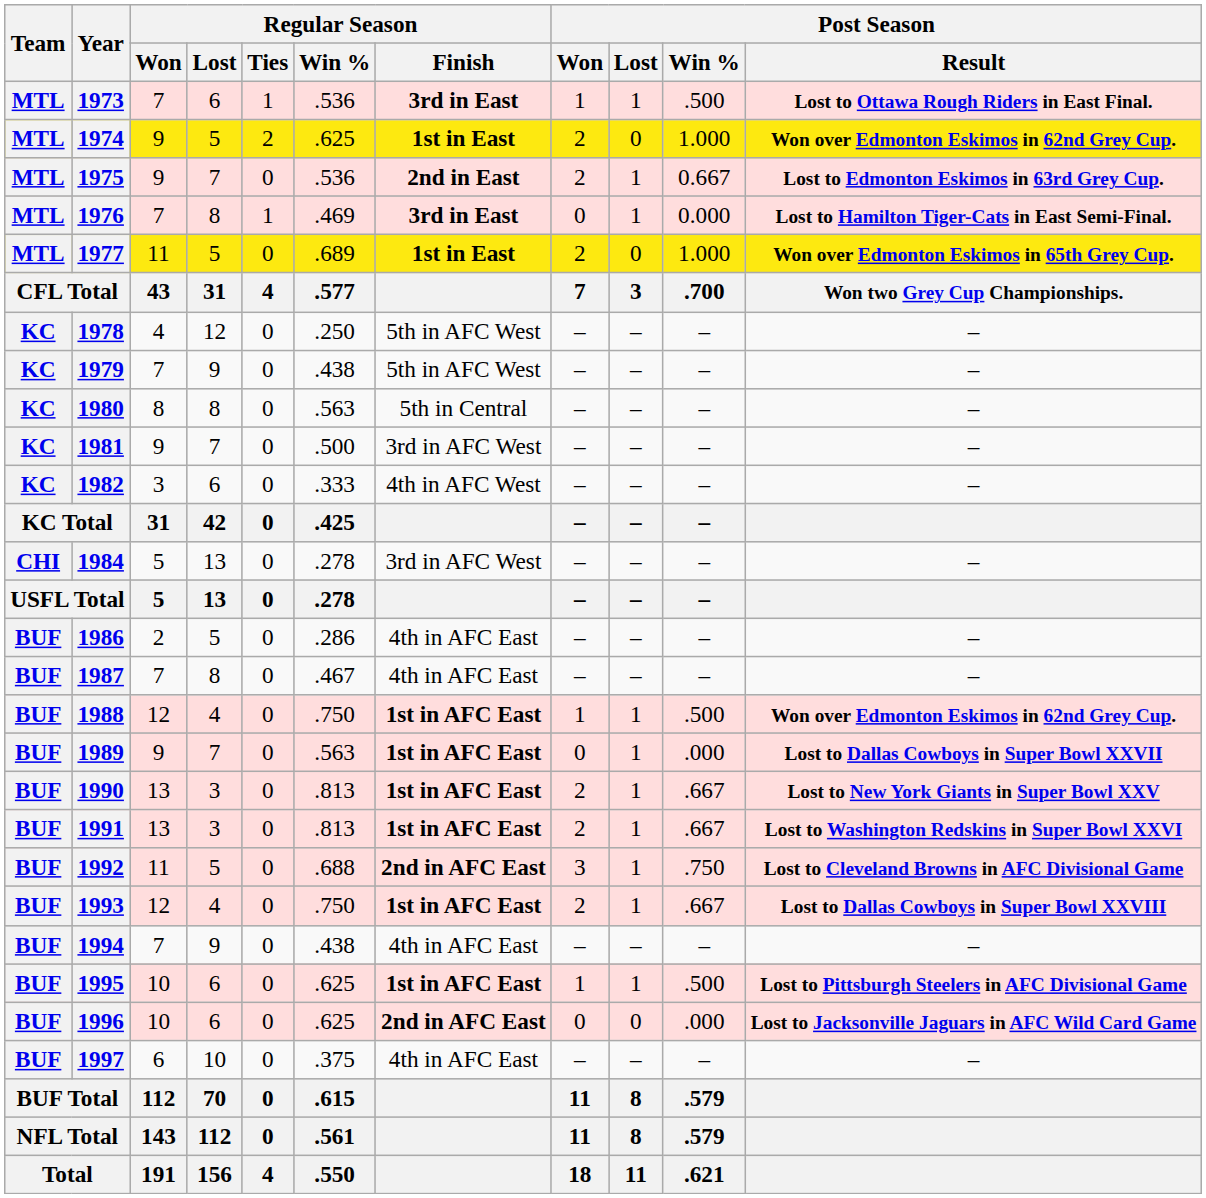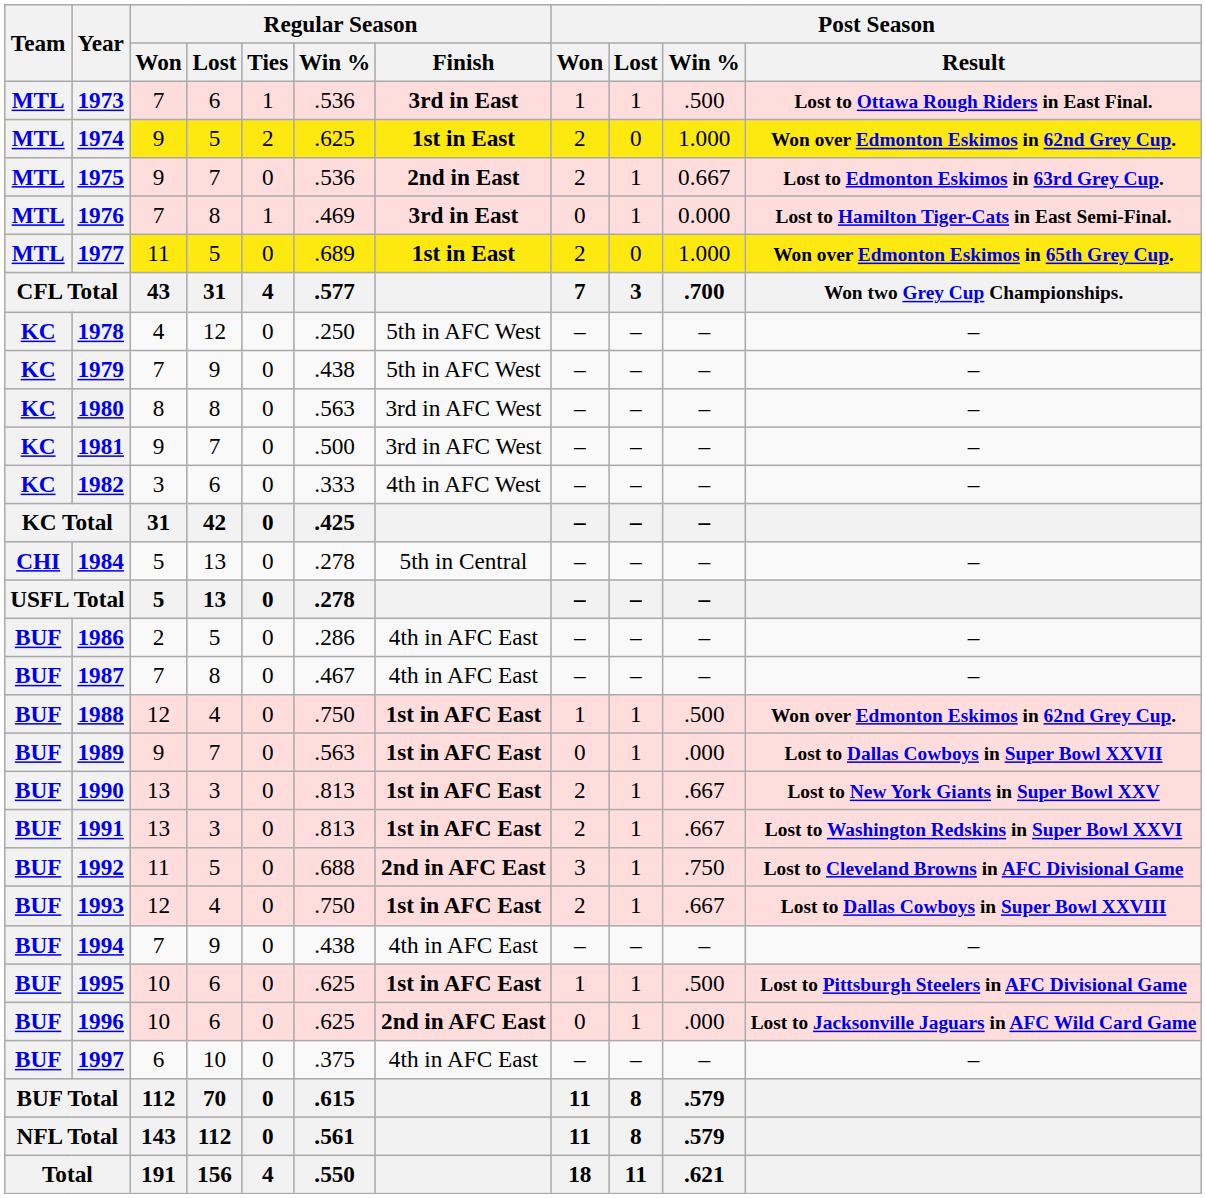(463, 407) 5th in Central -> (463, 407) 3rd in AFC West
(463, 560) 3rd in AFC West -> (463, 560) 5th in Central
(636, 1020) 0 -> (636, 1020) 1
